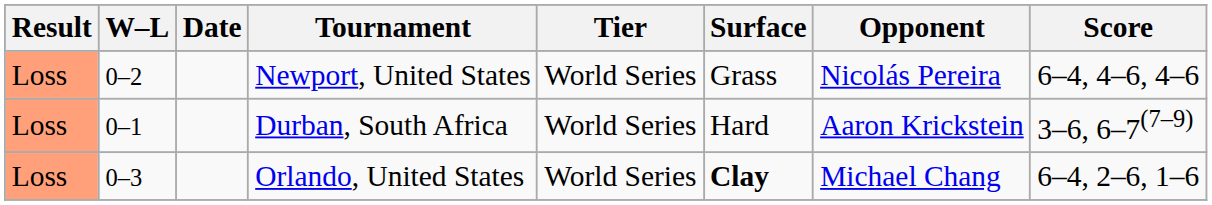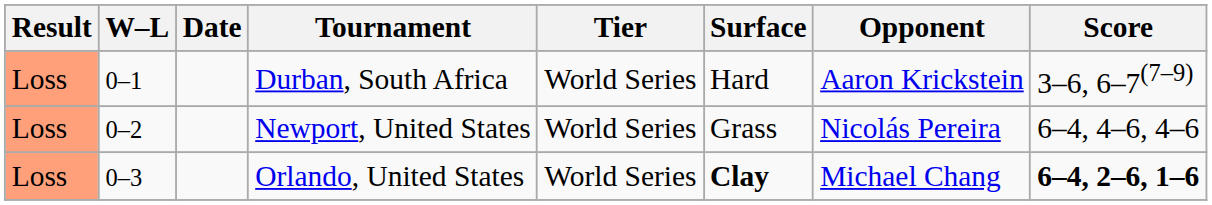rows swapped: (382, 125) <-> (393, 74)
(1118, 175) normal -> (1118, 175) bold
